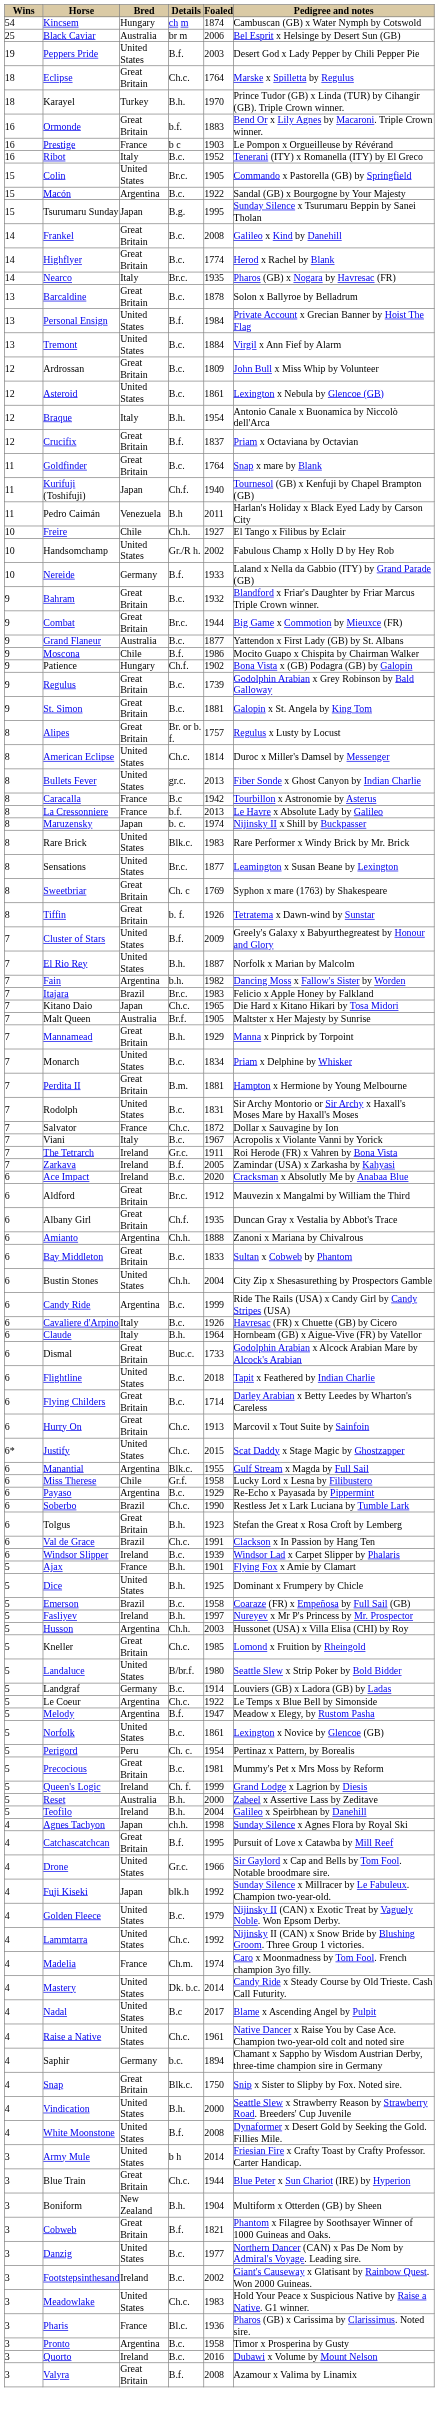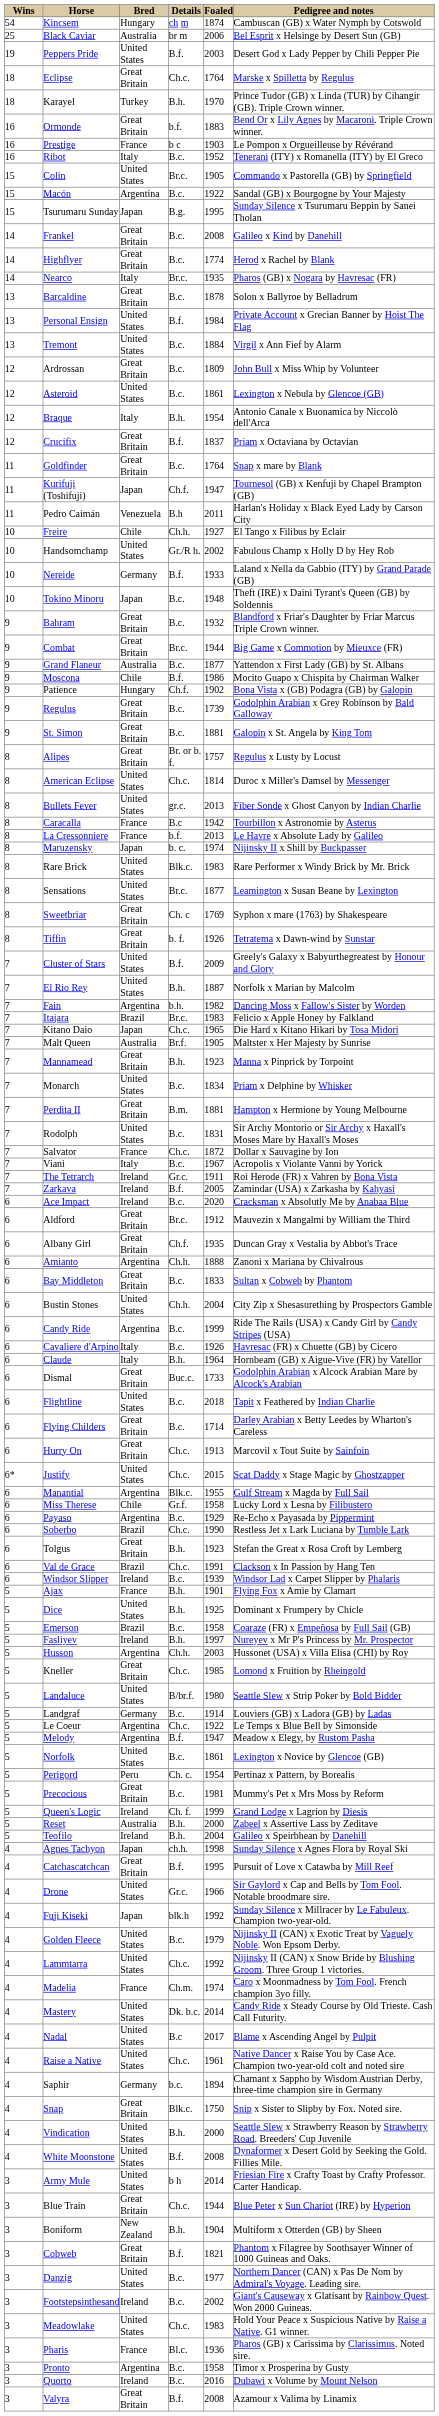(214, 489) 1940 -> (214, 489) 1947
+ row: (73, 598)
(214, 1037) 1929 -> (214, 1061) 1923
